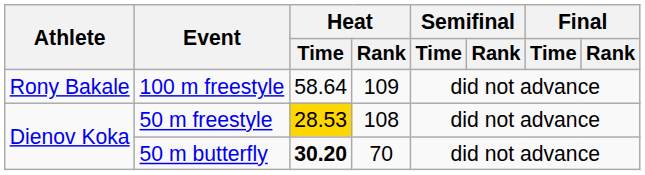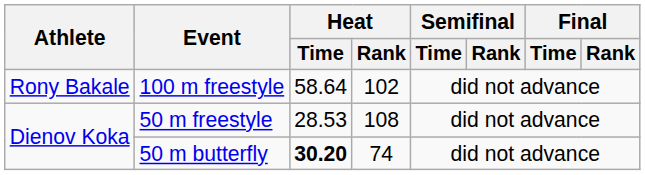(381, 87) 109 -> (381, 87) 102
(321, 120) gold background -> (321, 120) no background
(381, 154) 70 -> (381, 154) 74
